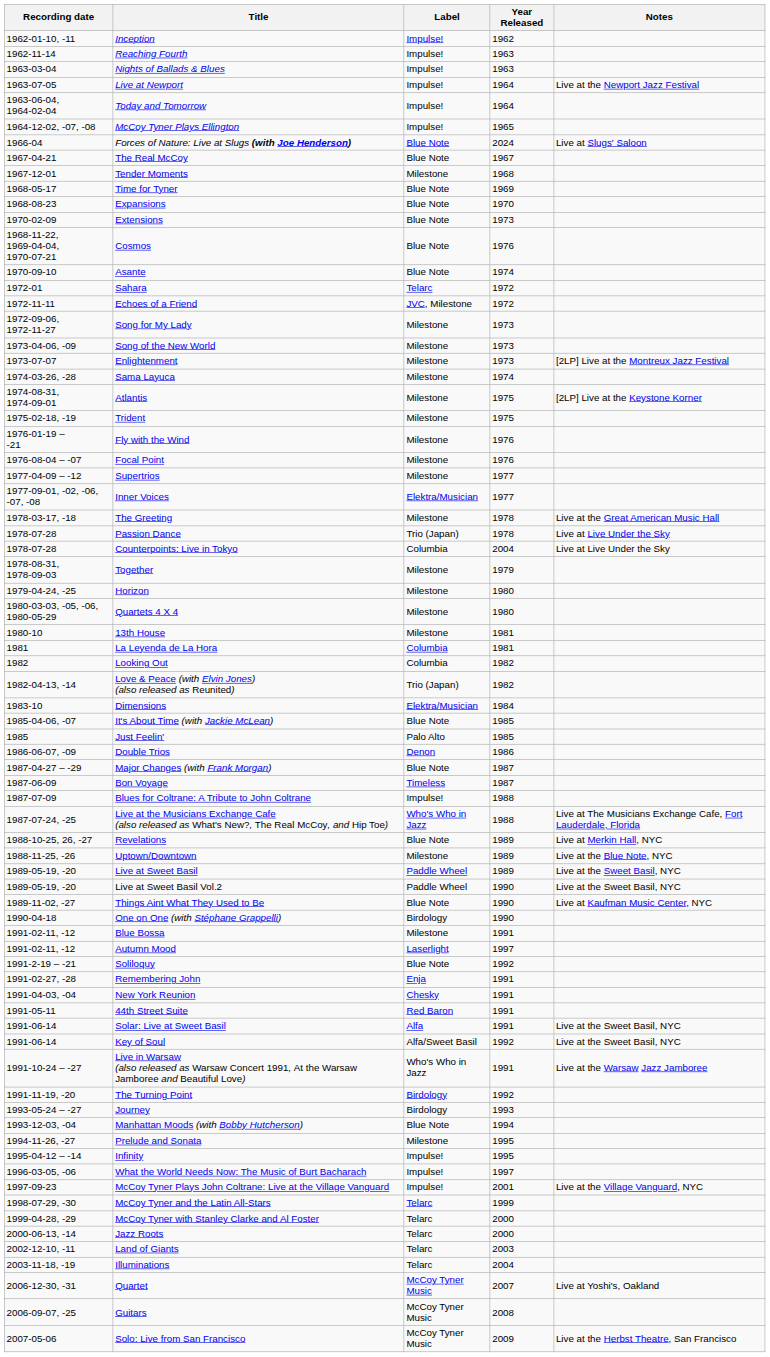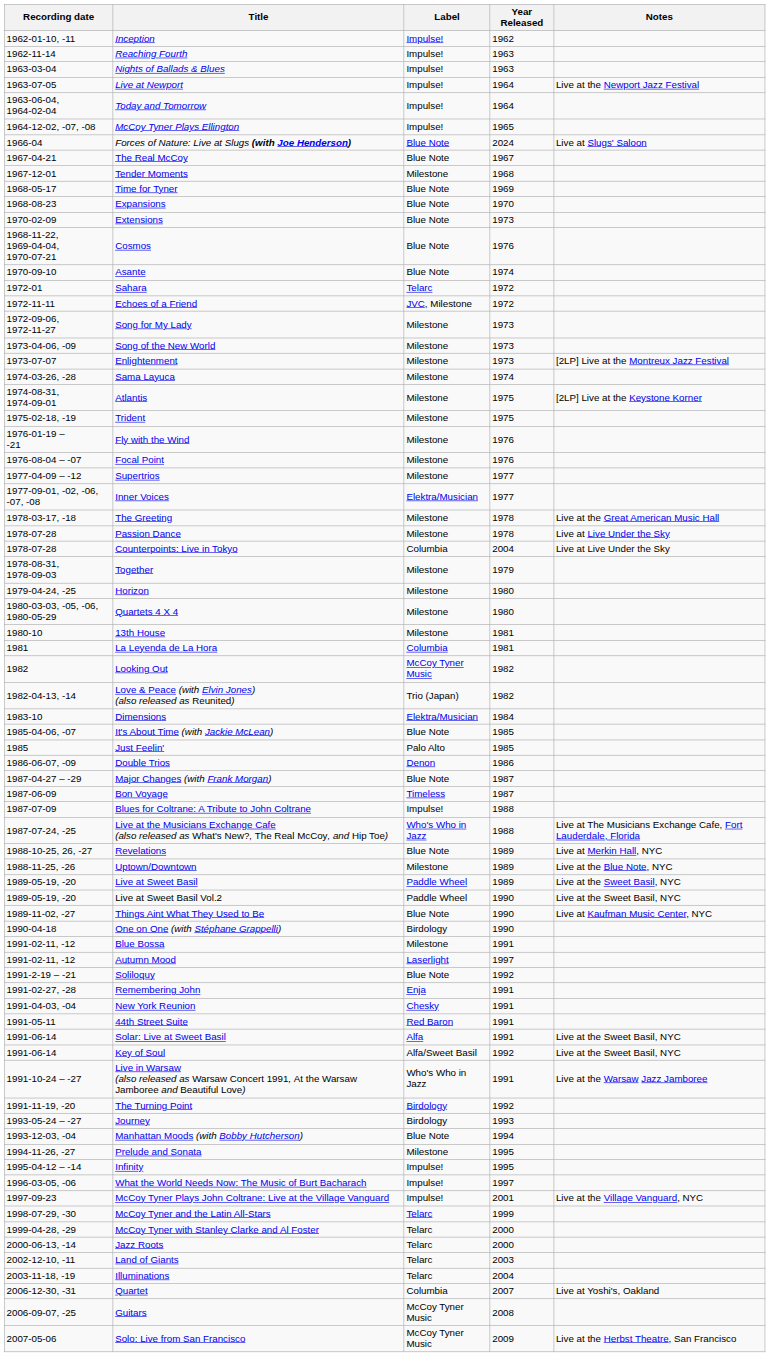(433, 533) Trio (Japan) -> (427, 533) Milestone
(427, 663) Columbia -> (435, 669) McCoy Tyner Music
(435, 1285) McCoy Tyner Music -> (427, 1291) Columbia
